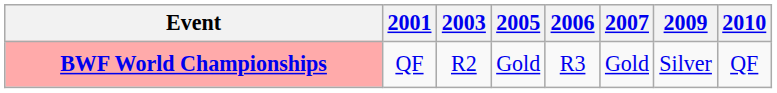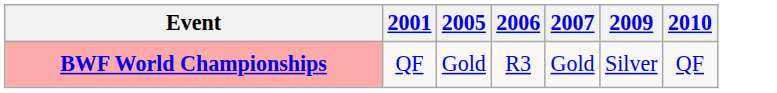- column: (464, 23)
